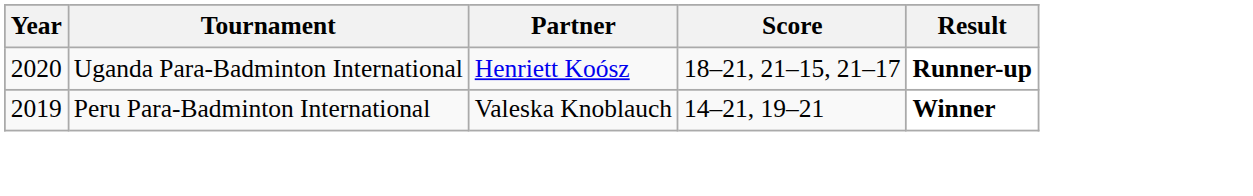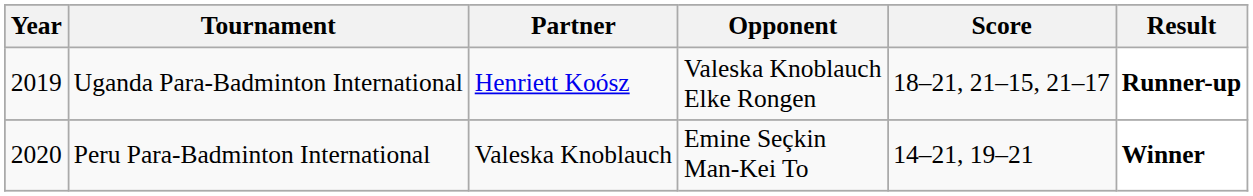+ column: (783, 25)
(36, 67) 2020 -> (36, 82) 2019
(36, 109) 2019 -> (36, 155) 2020
